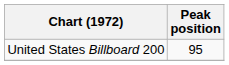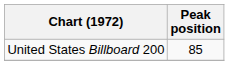(196, 49) 95 -> (196, 49) 85
